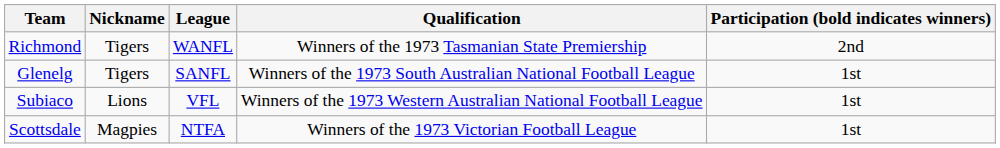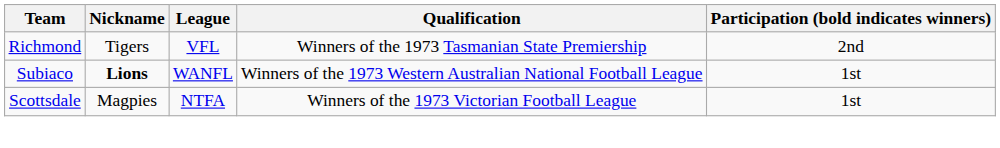(203, 45) WANFL -> (203, 45) VFL
- row: (45, 73)
(127, 101) normal -> (127, 73) bold
(203, 101) VFL -> (203, 73) WANFL
